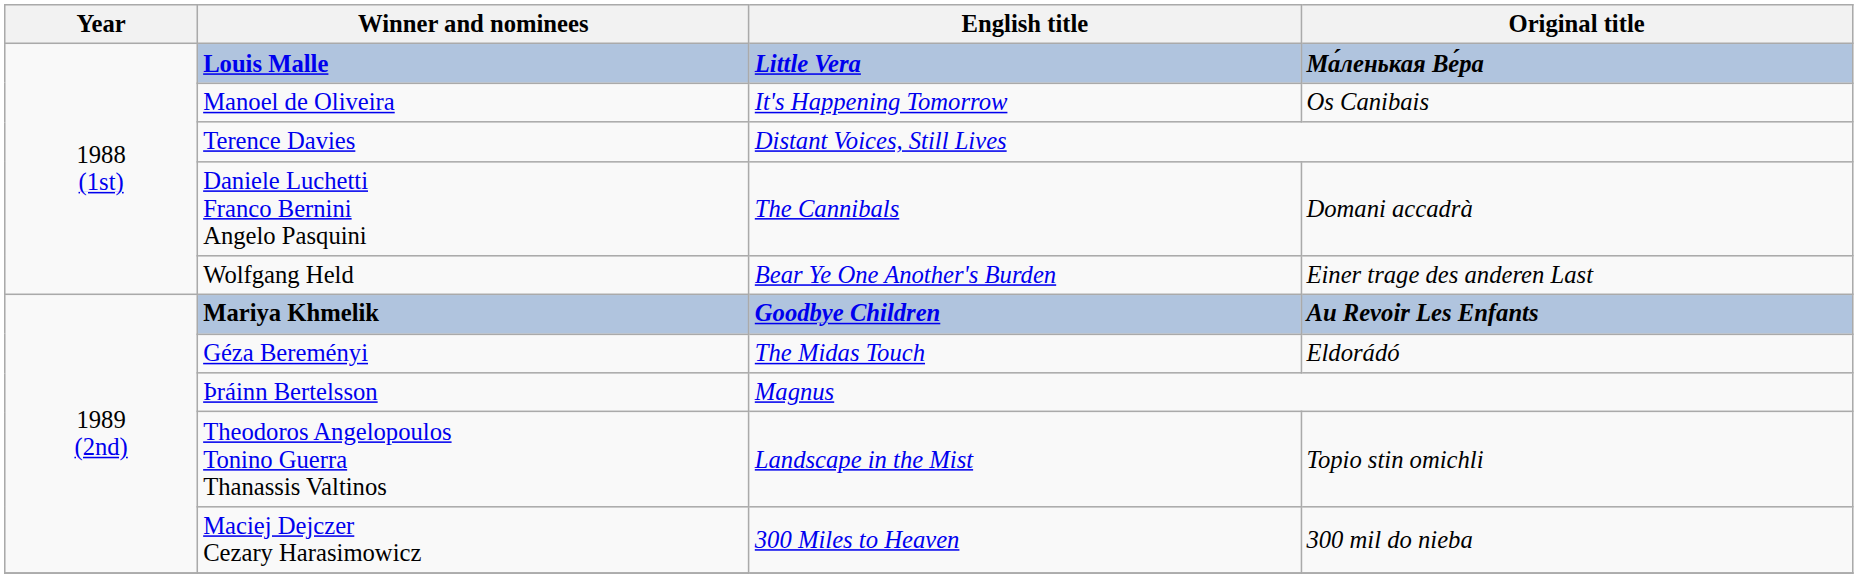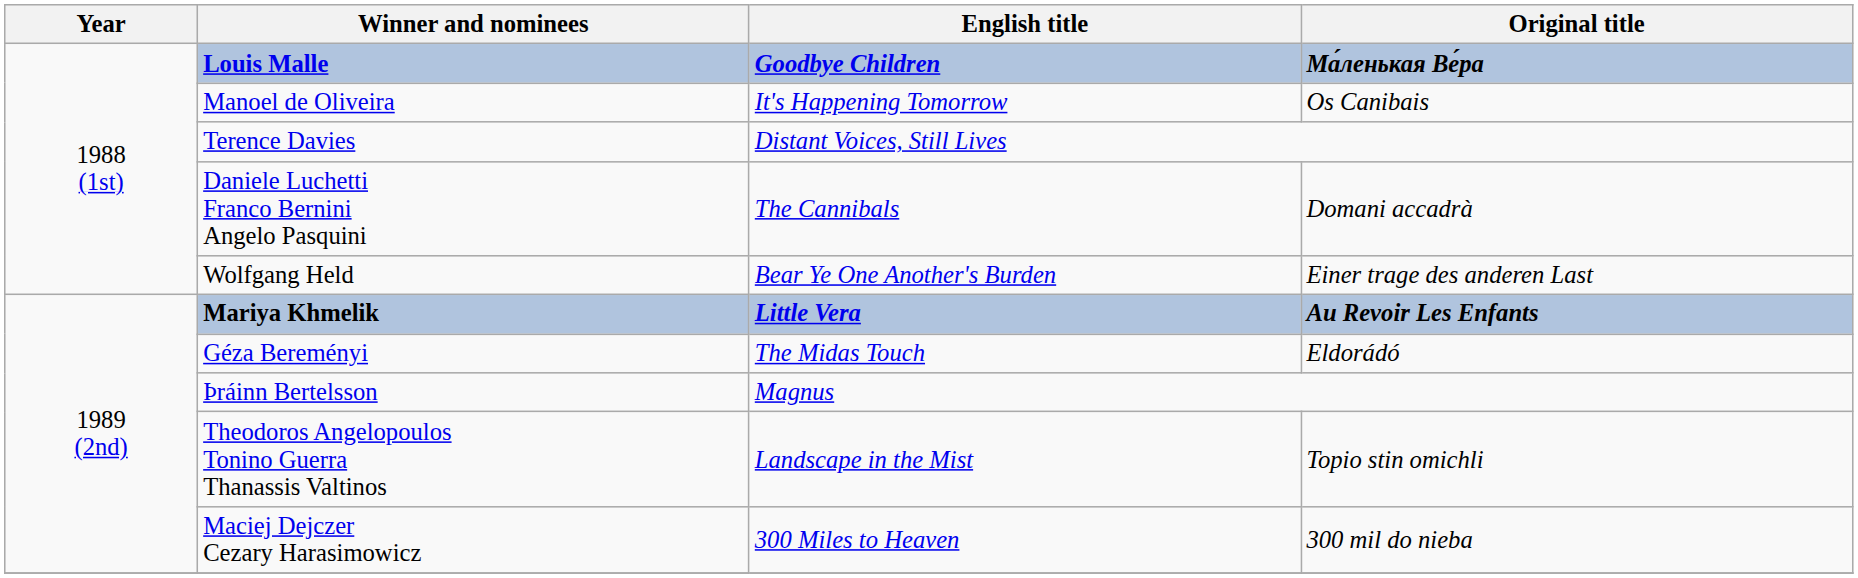(808, 63) Little Vera -> (848, 63) Goodbye Children
(848, 313) Goodbye Children -> (808, 313) Little Vera
